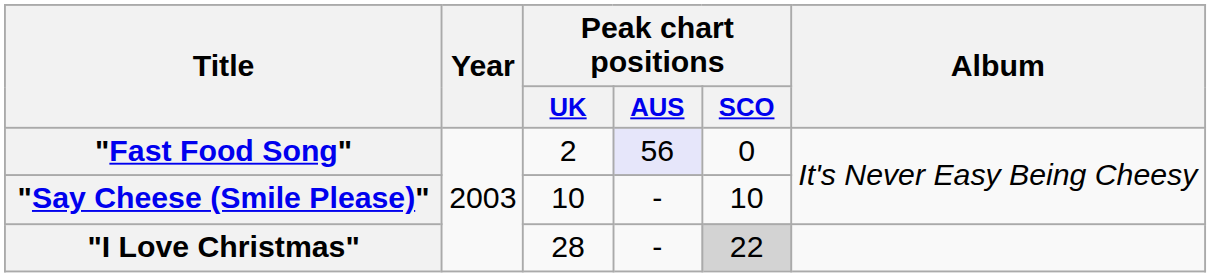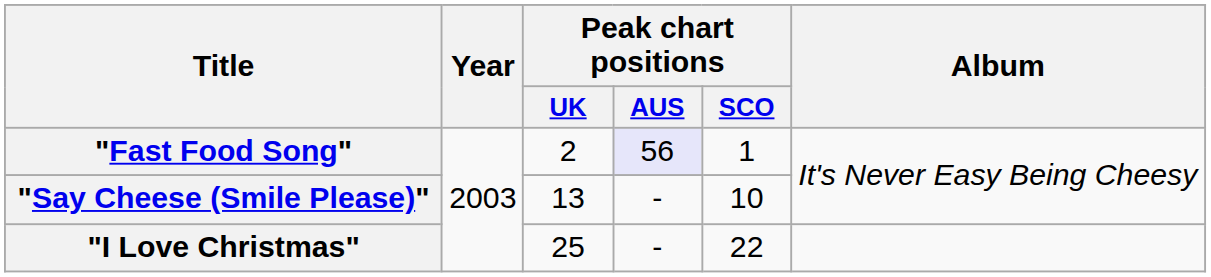(747, 150) 0 -> (747, 150) 1
(568, 198) 10 -> (568, 198) 13
(568, 246) 28 -> (568, 246) 25
(747, 246) lightgrey background -> (747, 246) no background
